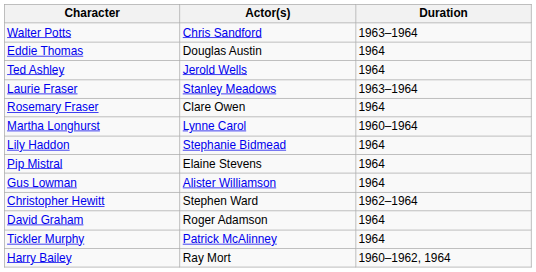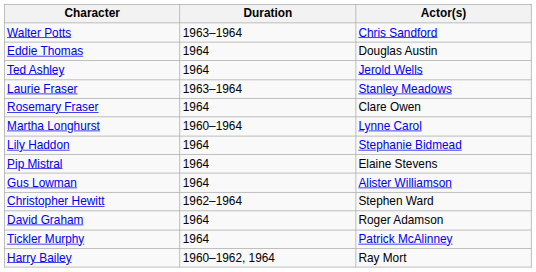columns swapped: (268, 13) <-> (444, 13)
